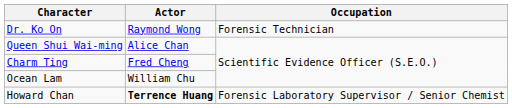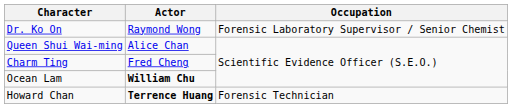(276, 29) Forensic Technician -> (361, 29) Forensic Laboratory Supervisor / Senior Chemist
(161, 79) normal -> (161, 79) bold
(361, 95) Forensic Laboratory Supervisor / Senior Chemist -> (276, 95) Forensic Technician
